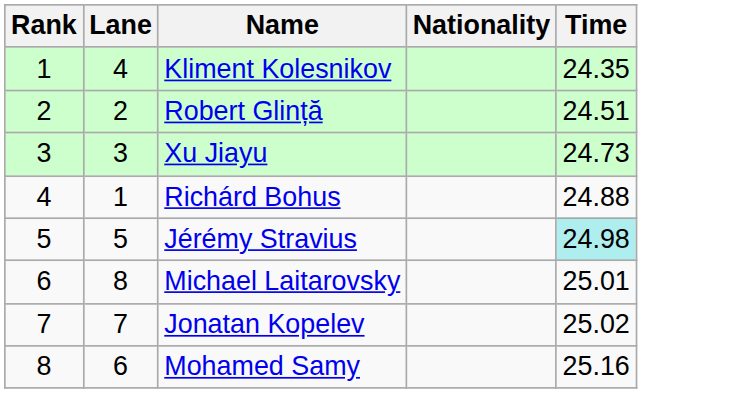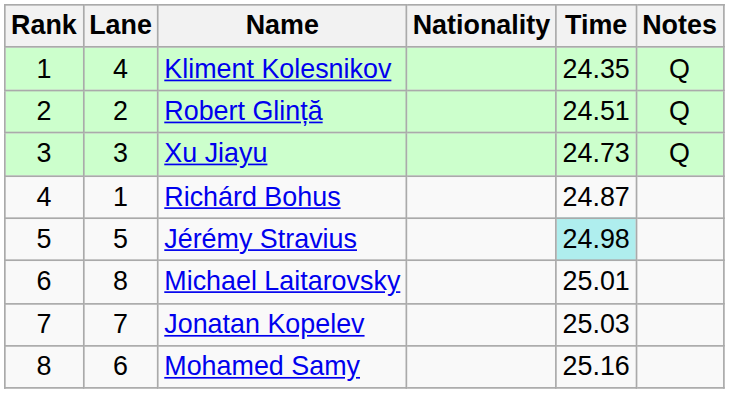+ column: (680, 25)
(596, 196) 24.88 -> (596, 196) 24.87
(596, 324) 25.02 -> (596, 324) 25.03
